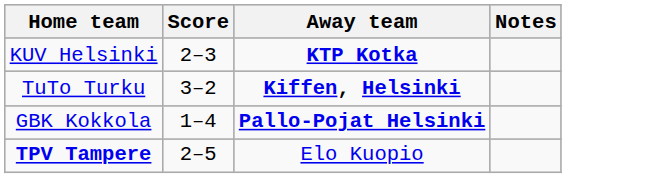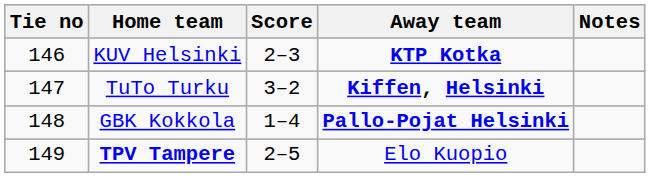+ column: (47, 22)
